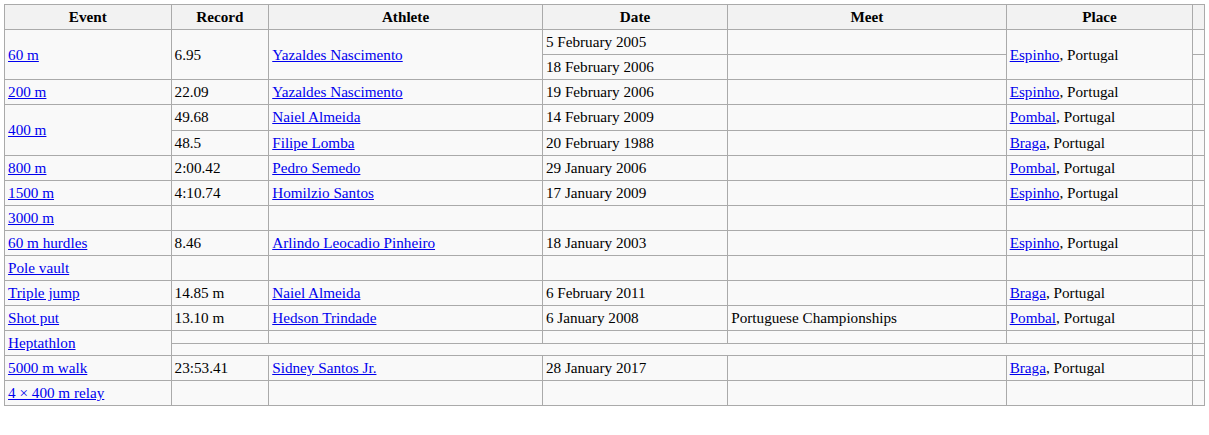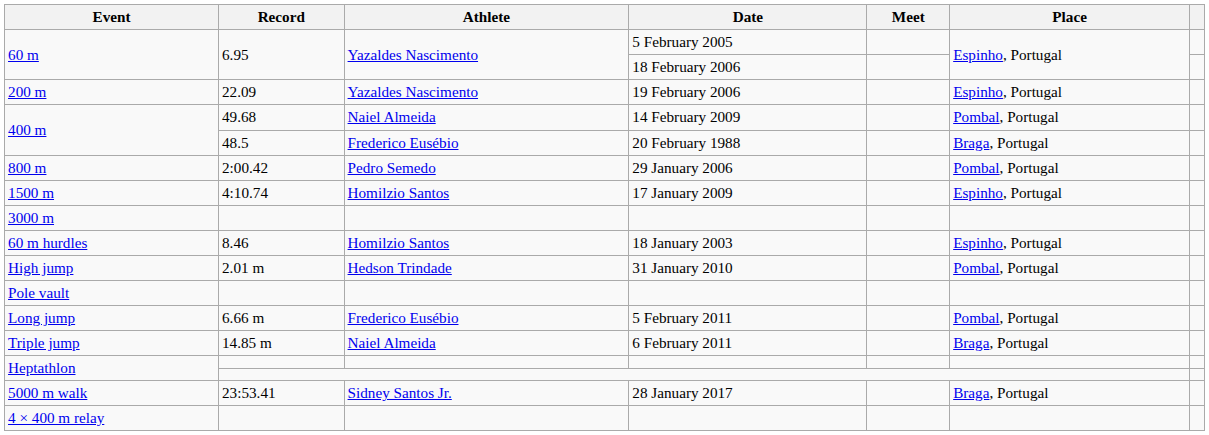(313, 142) Filipe Lomba -> (403, 142) Frederico Eusébio
(354, 242) Arlindo Leocadio Pinheiro -> (398, 242) Homilzio Santos
+ row: (41, 267)
+ row: (42, 317)
- row: (34, 317)
